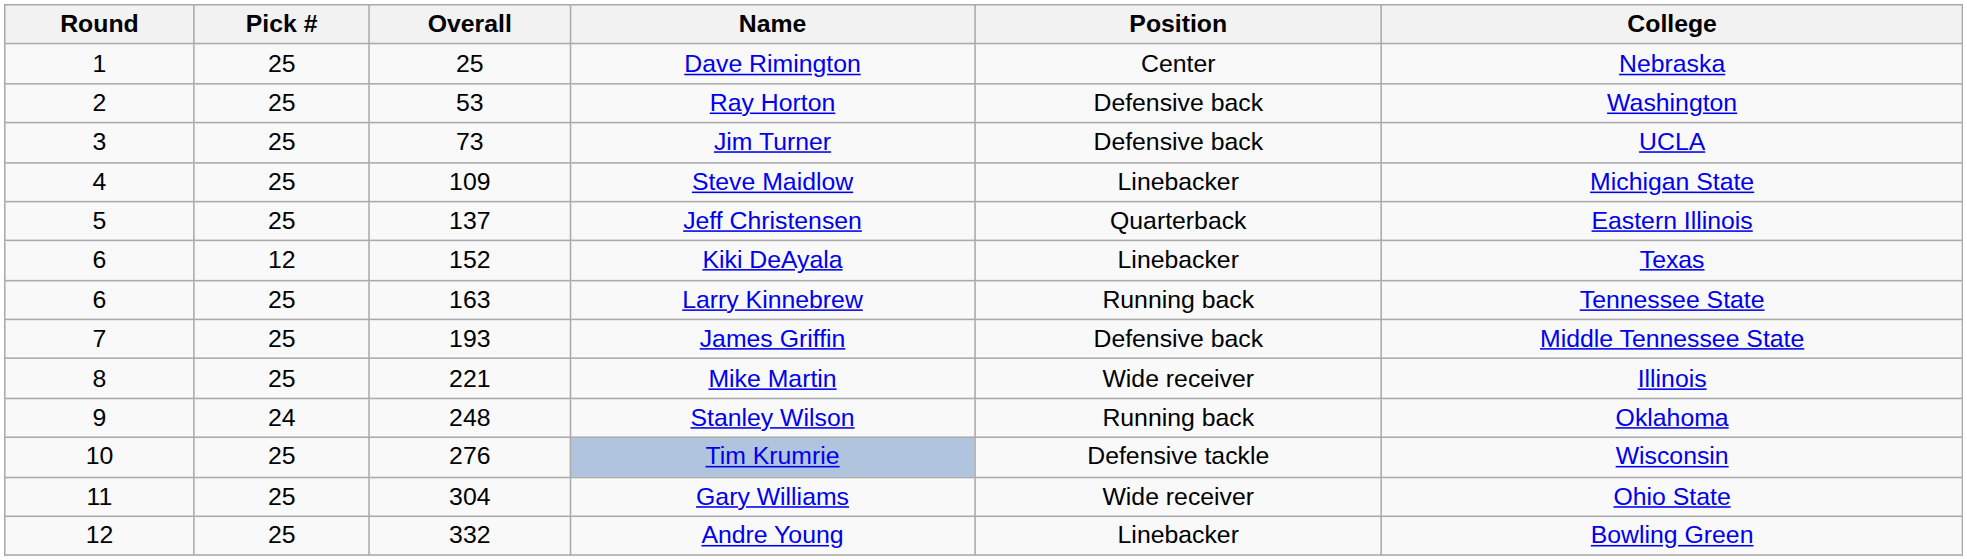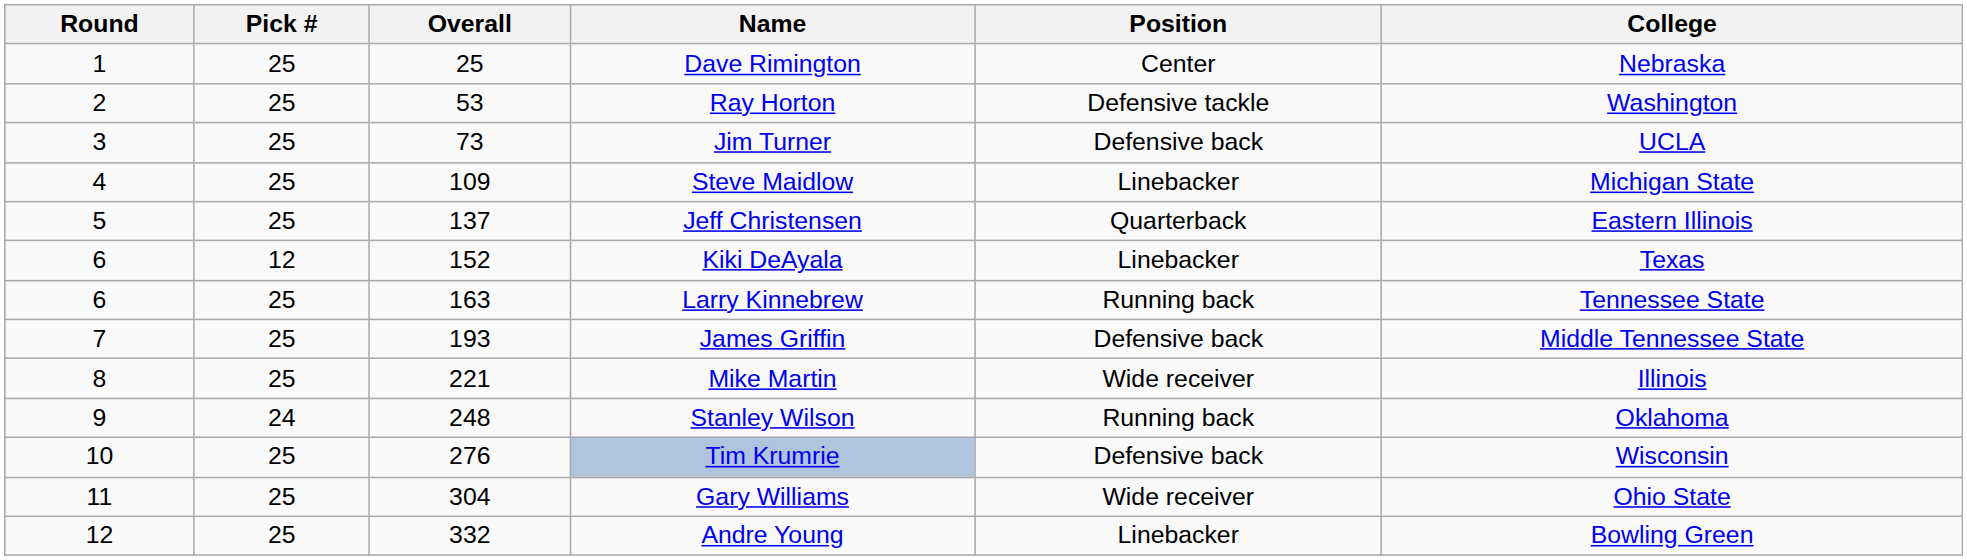(1178, 102) Defensive back -> (1178, 102) Defensive tackle
(1178, 456) Defensive tackle -> (1178, 456) Defensive back
